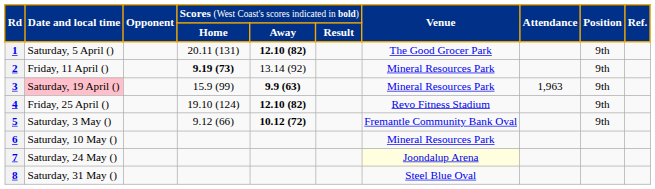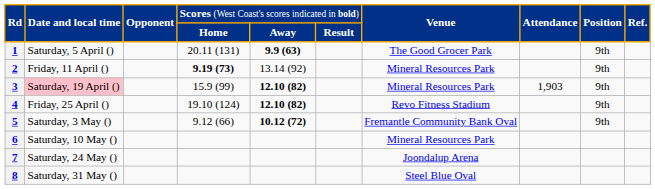(283, 51) 12.10 (82) -> (283, 51) 9.9 (63)
(283, 86) 9.9 (63) -> (283, 86) 12.10 (82)
(550, 86) 1,963 -> (550, 86) 1,903
(441, 157) lightyellow background -> (441, 157) no background
